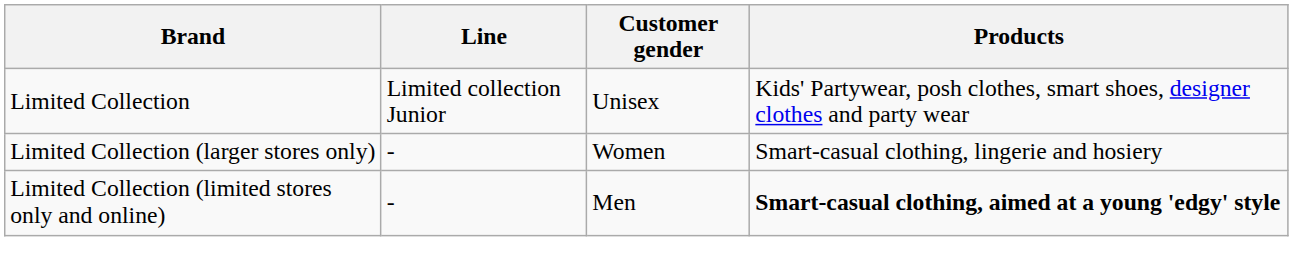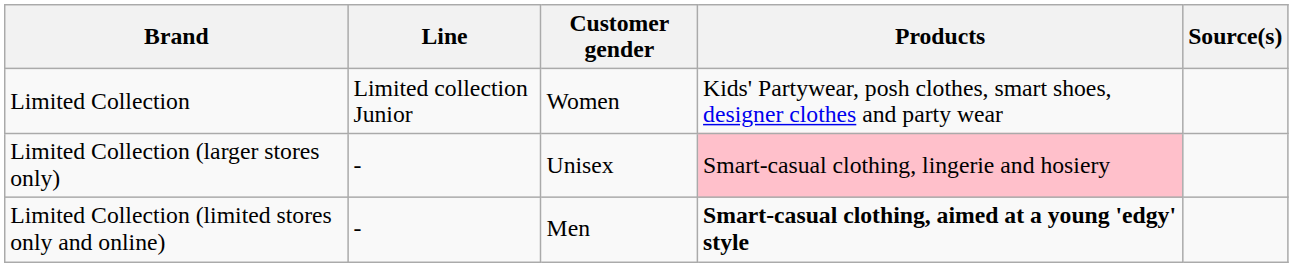+ column: (1235, 36)
(626, 100) Unisex -> (583, 100) Women
(629, 151) Women -> (580, 164) Unisex
(959, 151) no background -> (907, 164) pink background
